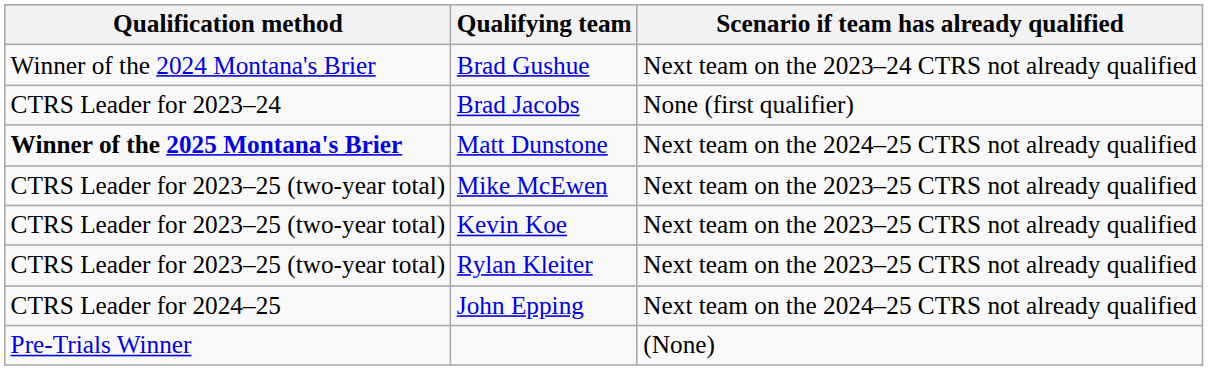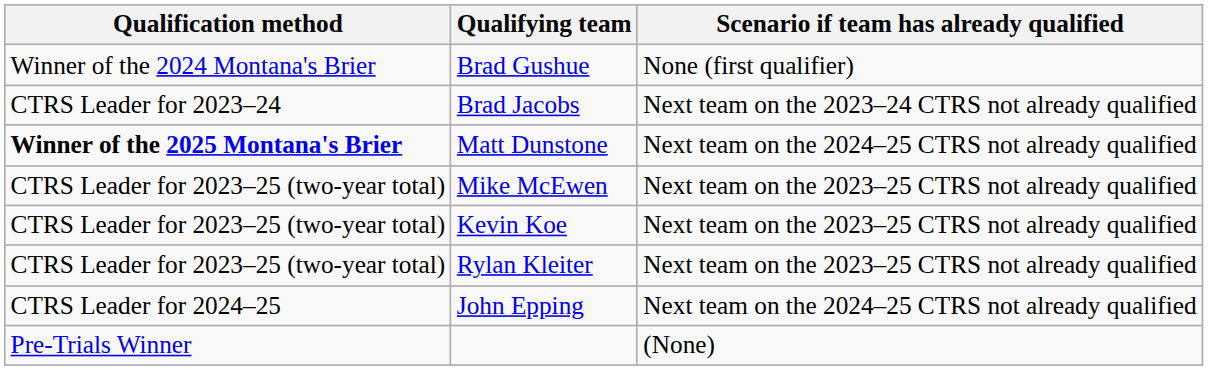(920, 64) Next team on the 2023–24 CTRS not already qualified -> (749, 64) None (first qualifier)
(749, 104) None (first qualifier) -> (920, 104) Next team on the 2023–24 CTRS not already qualified
